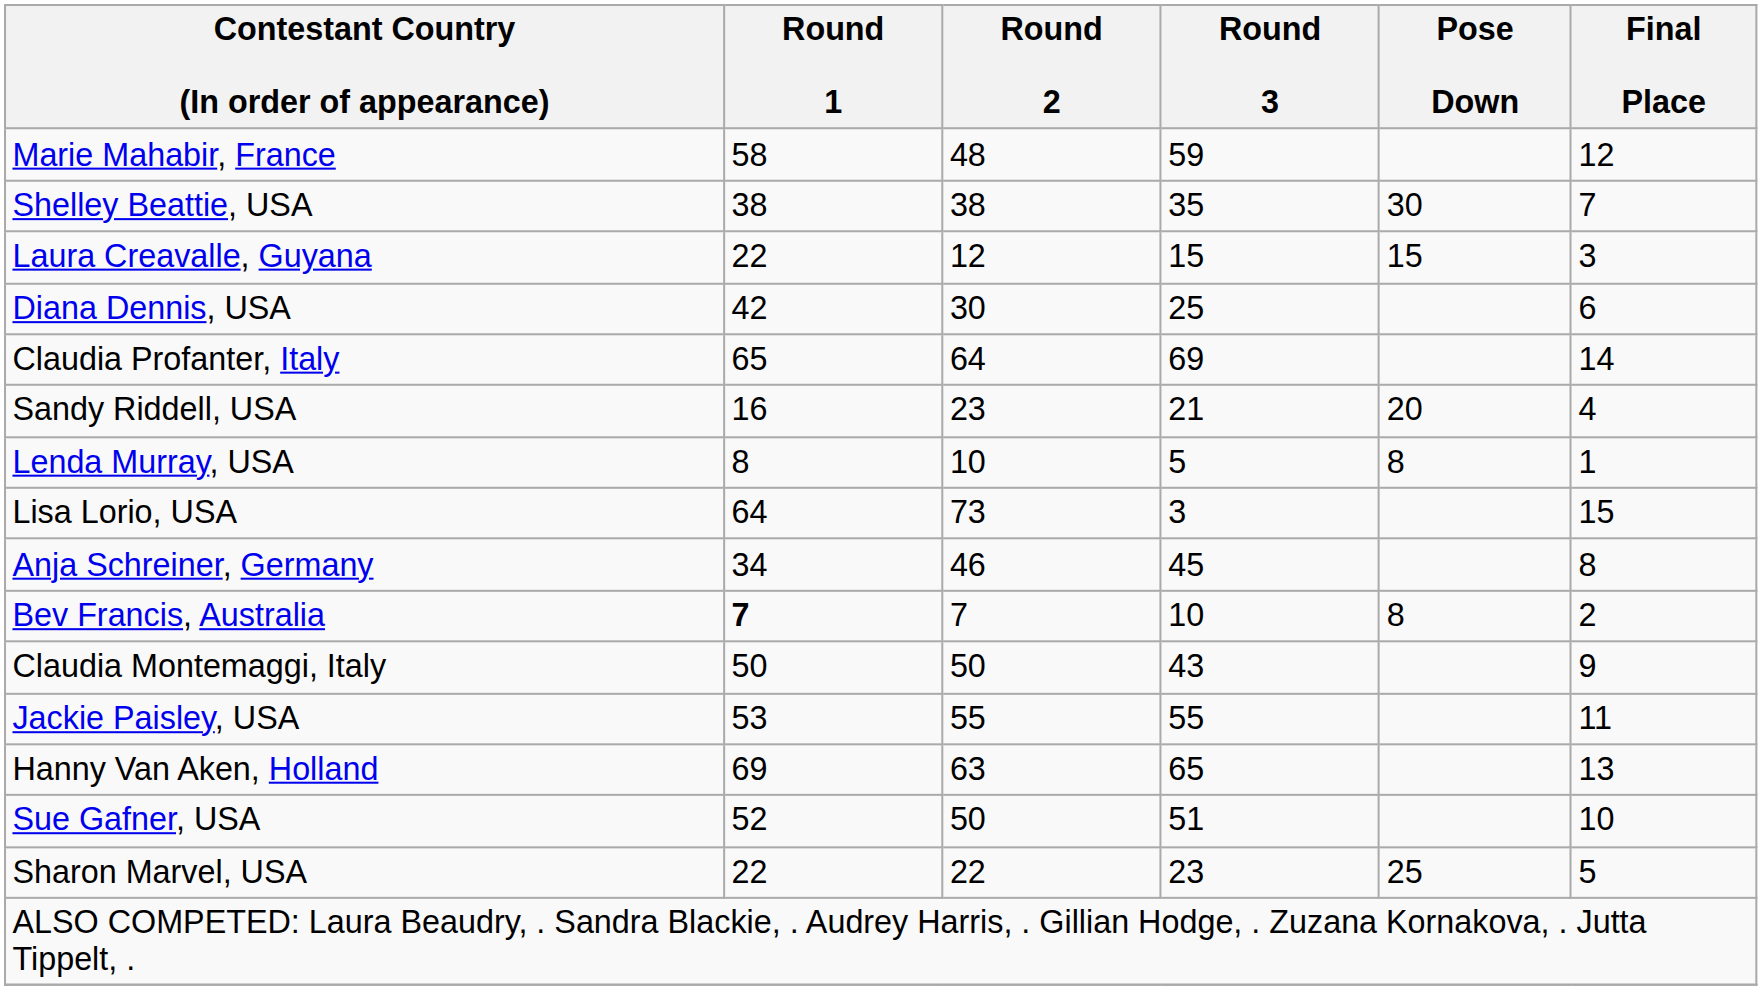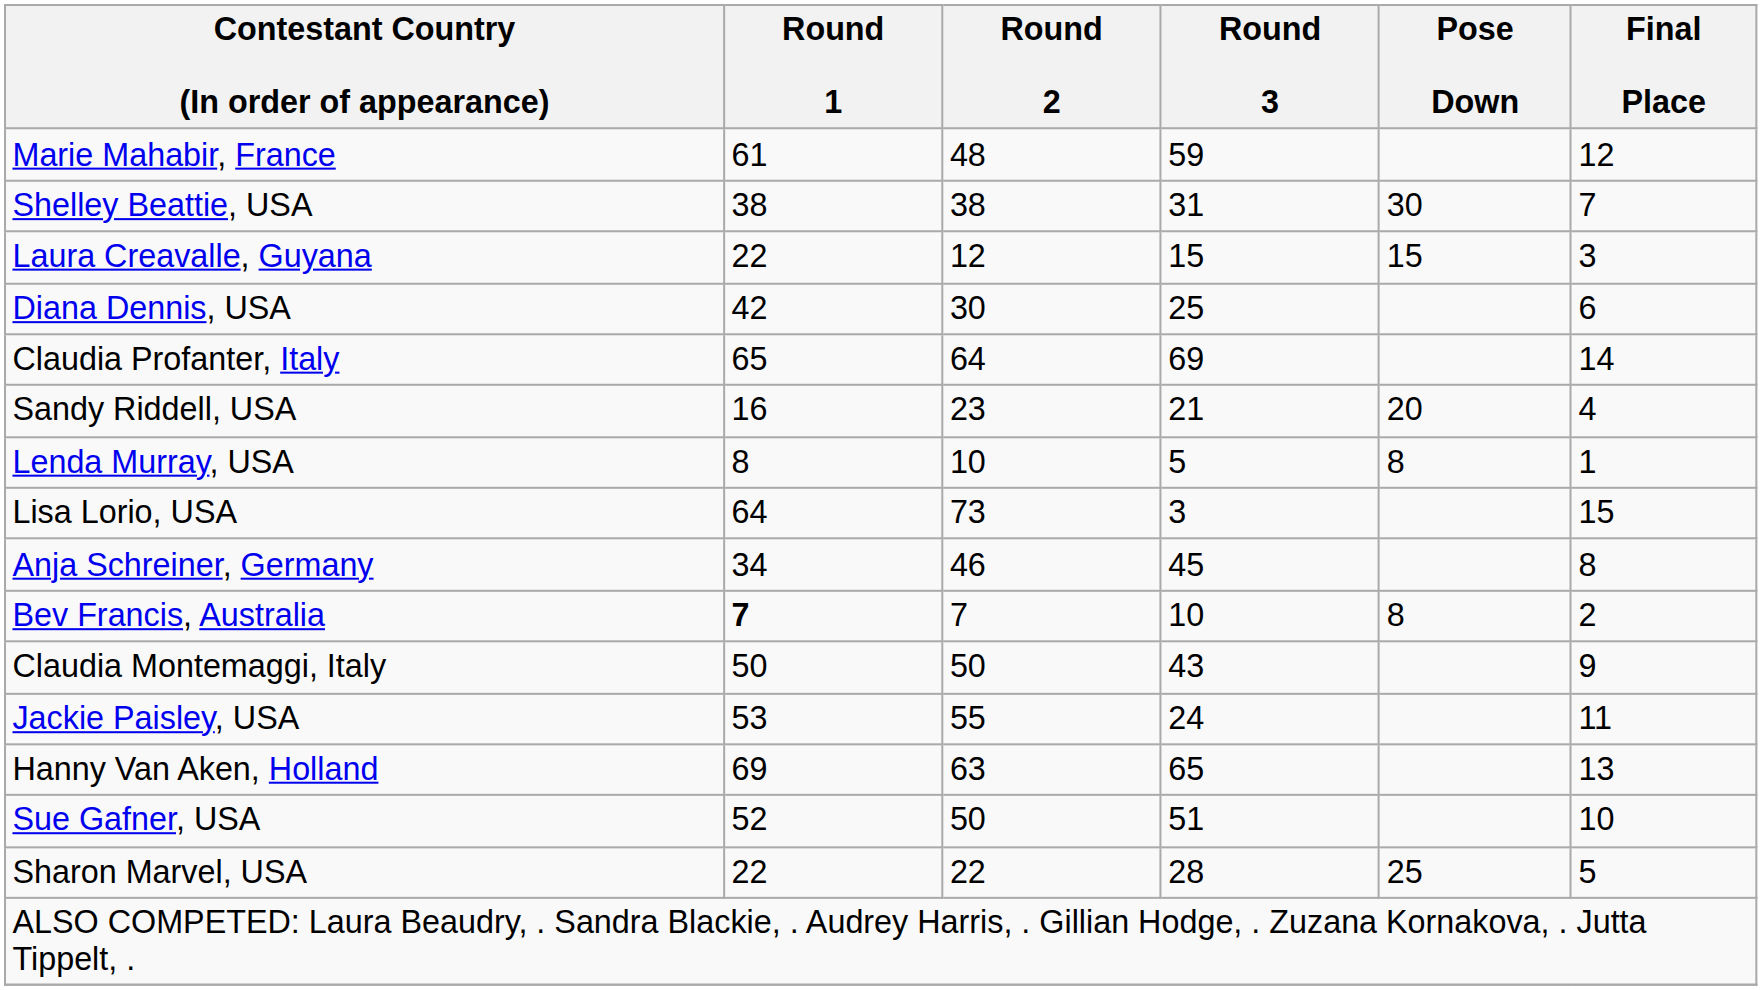(749, 154) 58 -> (749, 154) 61
(1186, 205) 35 -> (1186, 205) 31
(1186, 717) 55 -> (1186, 717) 24
(1186, 871) 23 -> (1186, 871) 28
